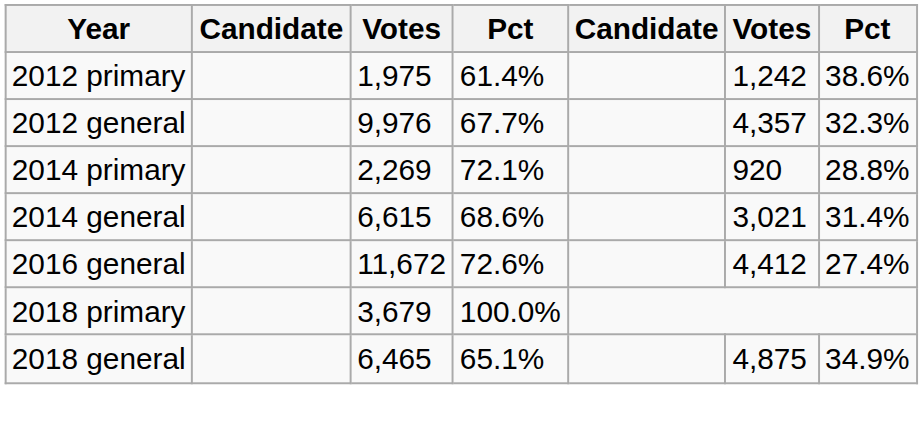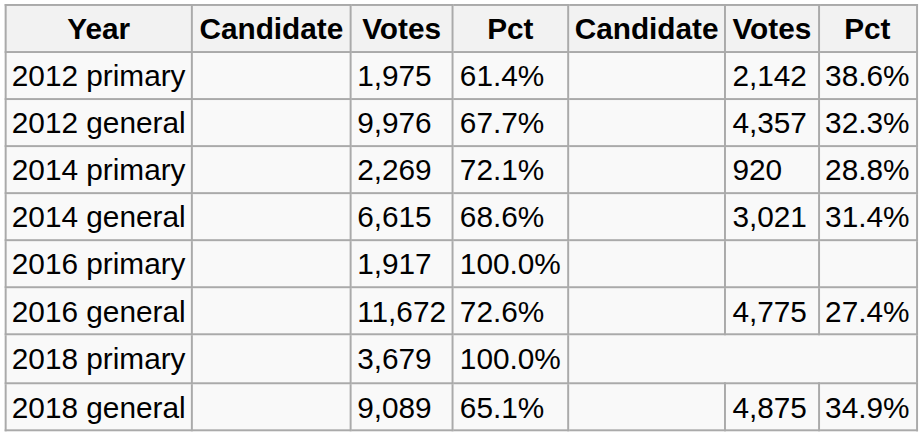(770, 76) 1,242 -> (770, 76) 2,142
+ row: (99, 264)
(770, 264) 4,412 -> (770, 312) 4,775
(394, 359) 6,465 -> (394, 406) 9,089
